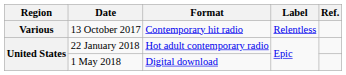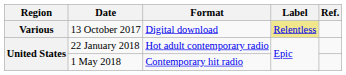(194, 29) Contemporary hit radio -> (182, 29) Digital download
(295, 29) no background -> (295, 29) khaki background
(182, 62) Digital download -> (194, 62) Contemporary hit radio
